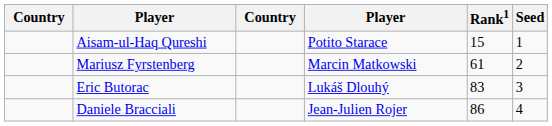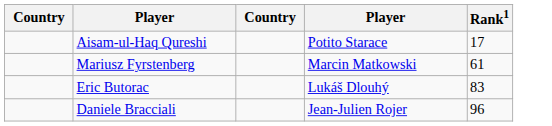- column: (530, 17)
(477, 42) 15 -> (477, 42) 17
(477, 109) 86 -> (477, 109) 96
